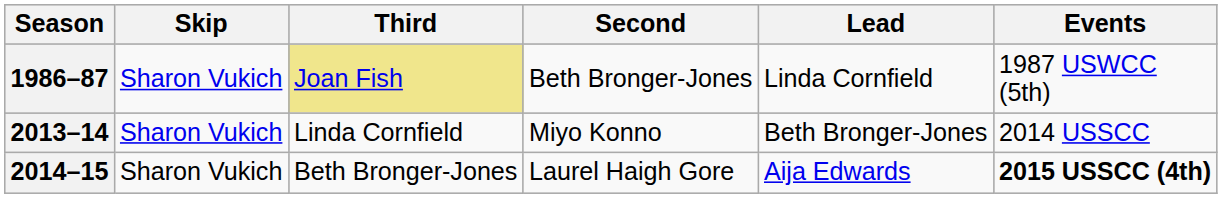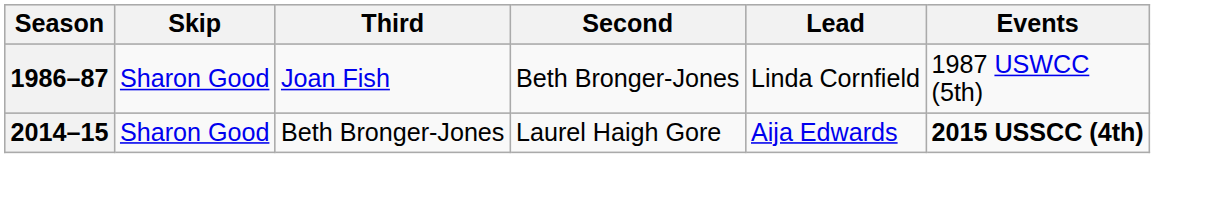(201, 78) Sharon Vukich -> (195, 78) Sharon Good
(348, 78) khaki background -> (335, 78) no background
- row: (59, 132)
(201, 172) Sharon Vukich -> (195, 132) Sharon Good
